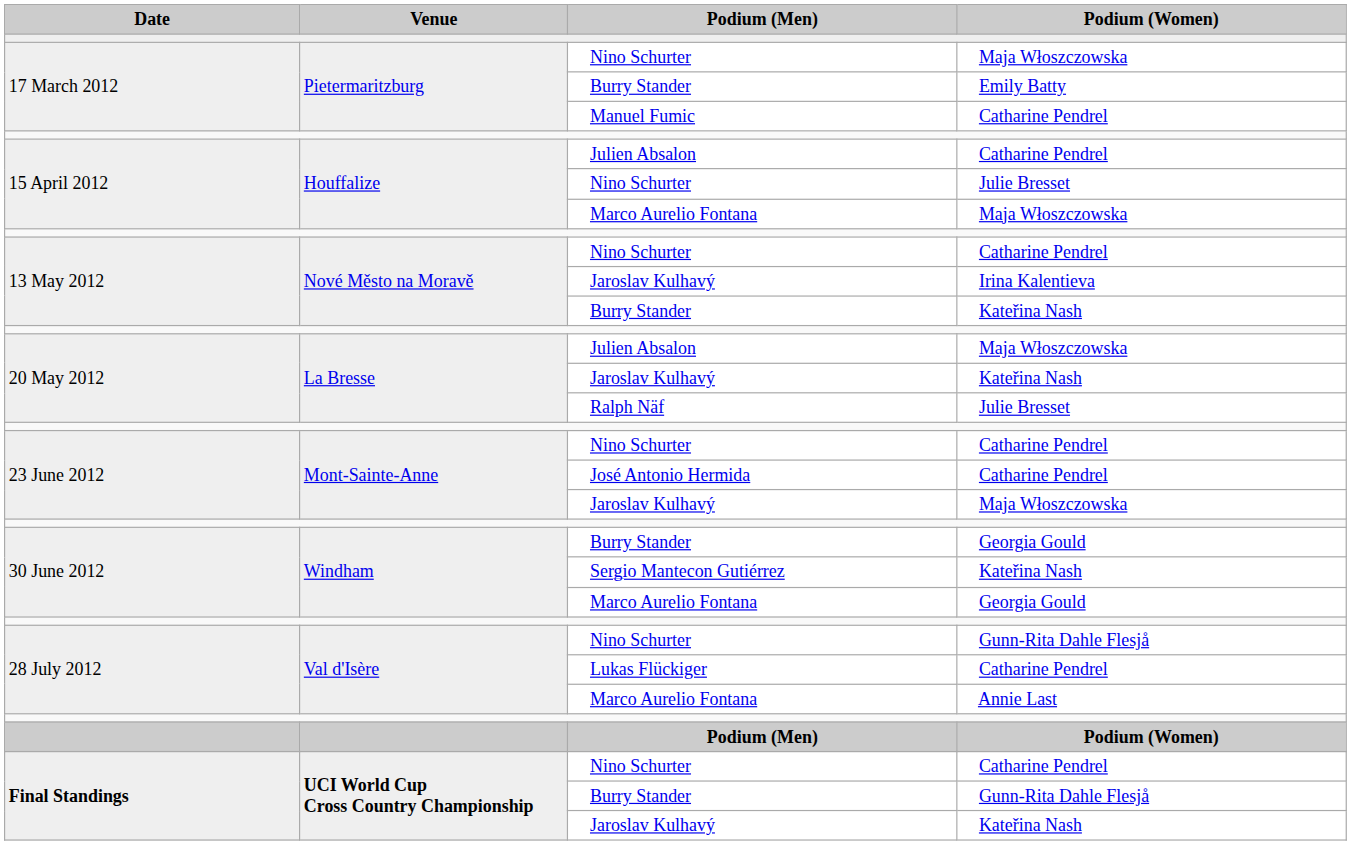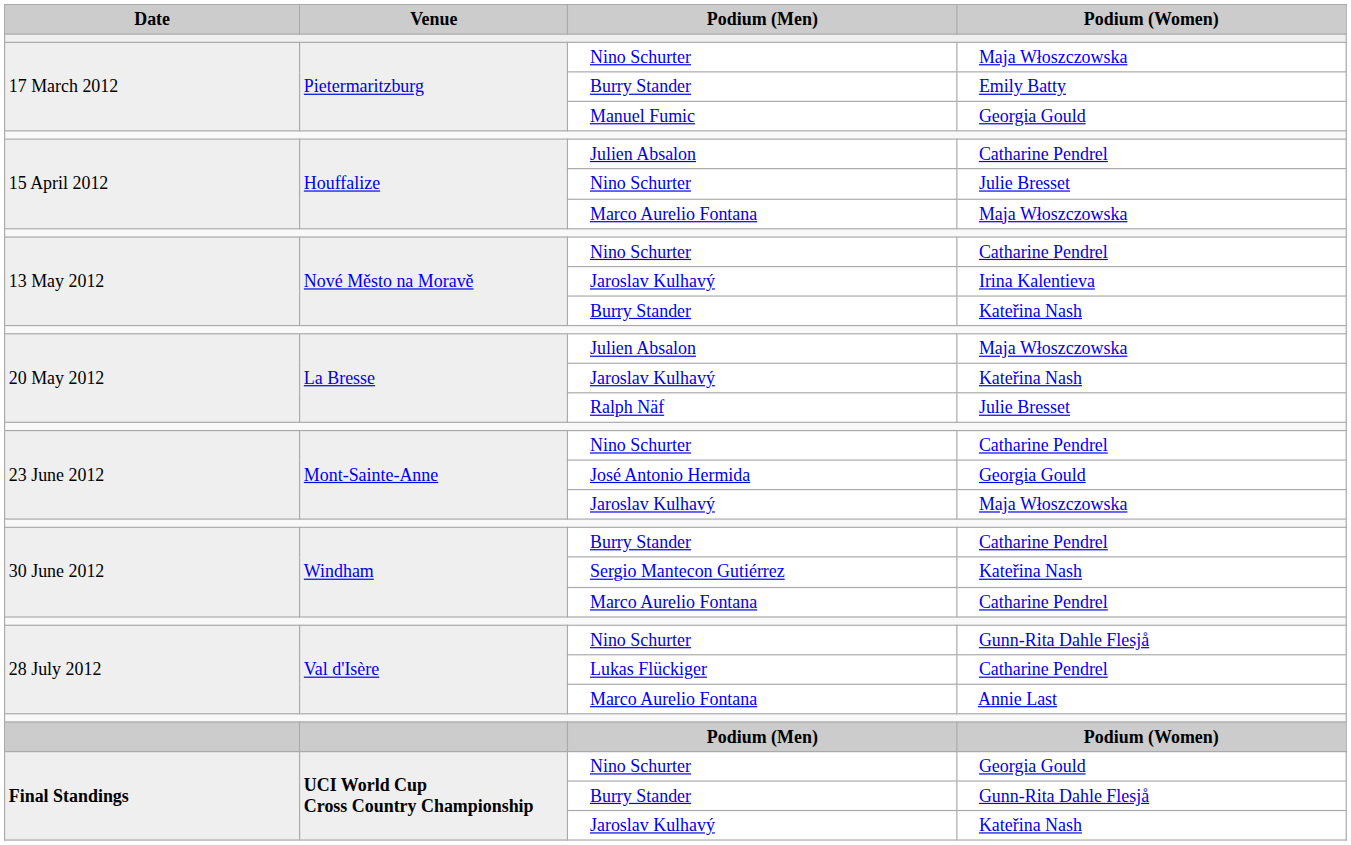(1034, 116) Catharine Pendrel -> (1023, 116) Georgia Gould
(1034, 475) Catharine Pendrel -> (1023, 475) Georgia Gould
(1023, 542) Georgia Gould -> (1034, 542) Catharine Pendrel
(1023, 601) Georgia Gould -> (1034, 601) Catharine Pendrel
(1034, 766) Catharine Pendrel -> (1023, 766) Georgia Gould
